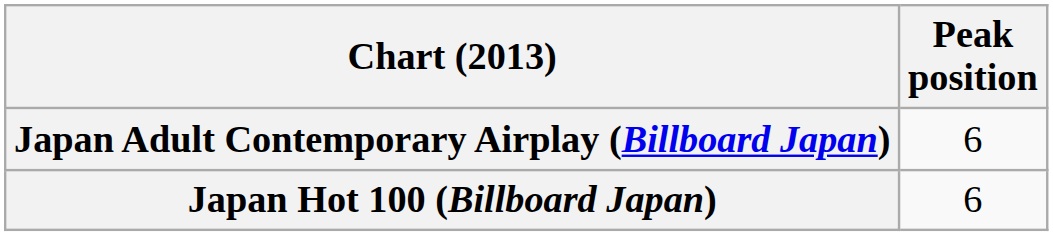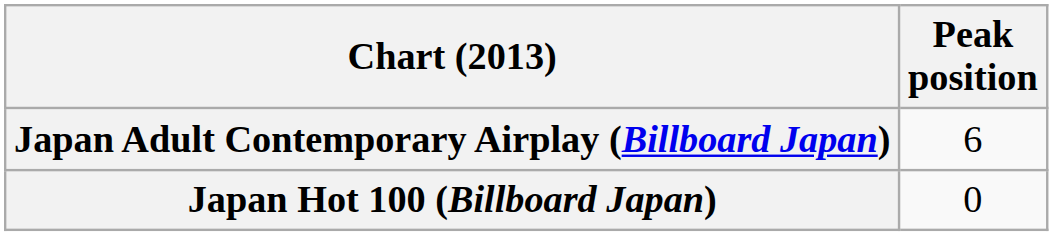(973, 199) 6 -> (973, 199) 0
